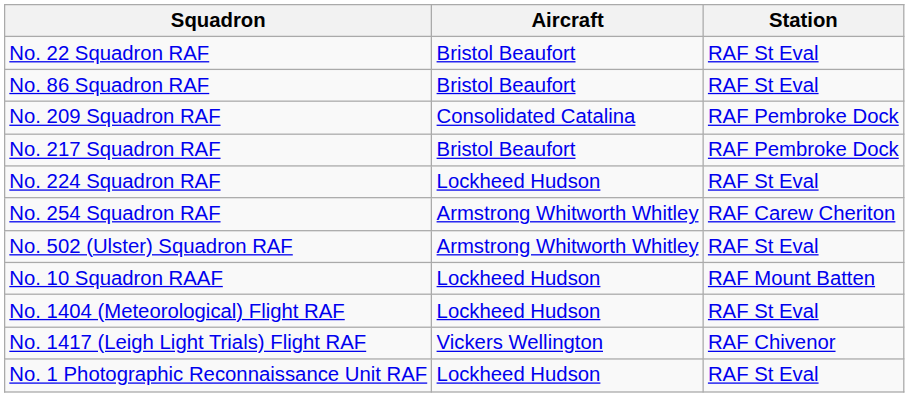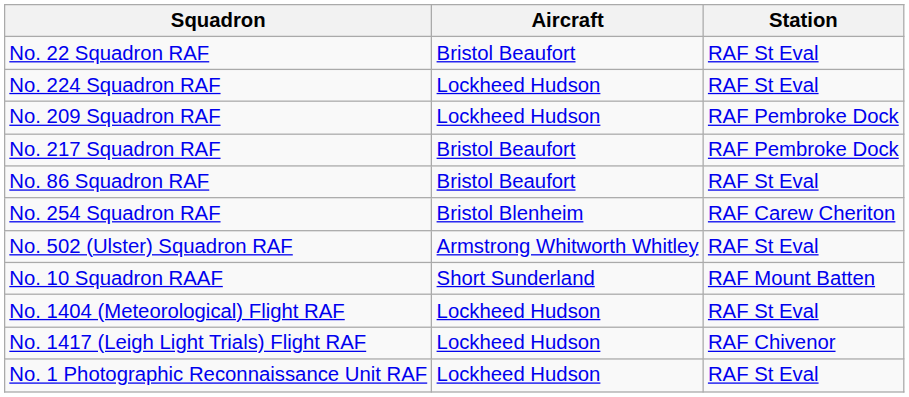rows swapped: (109, 85) <-> (115, 181)
(536, 117) Consolidated Catalina -> (518, 117) Lockheed Hudson
(568, 213) Armstrong Whitworth Whitley -> (510, 213) Bristol Blenheim
(518, 278) Lockheed Hudson -> (516, 278) Short Sunderland
(520, 342) Vickers Wellington -> (518, 342) Lockheed Hudson
